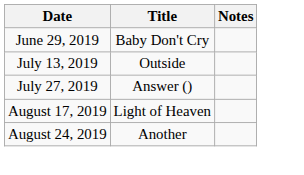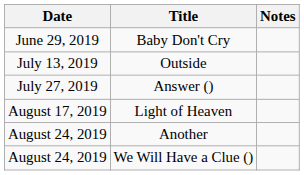+ row: (183, 157)
